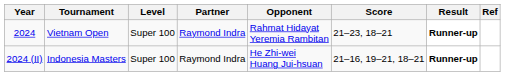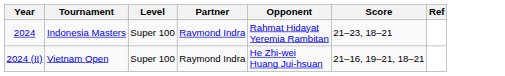- column: (453, 12)
(78, 33) Vietnam Open -> (86, 33) Indonesia Masters
(86, 59) Indonesia Masters -> (78, 59) Vietnam Open
